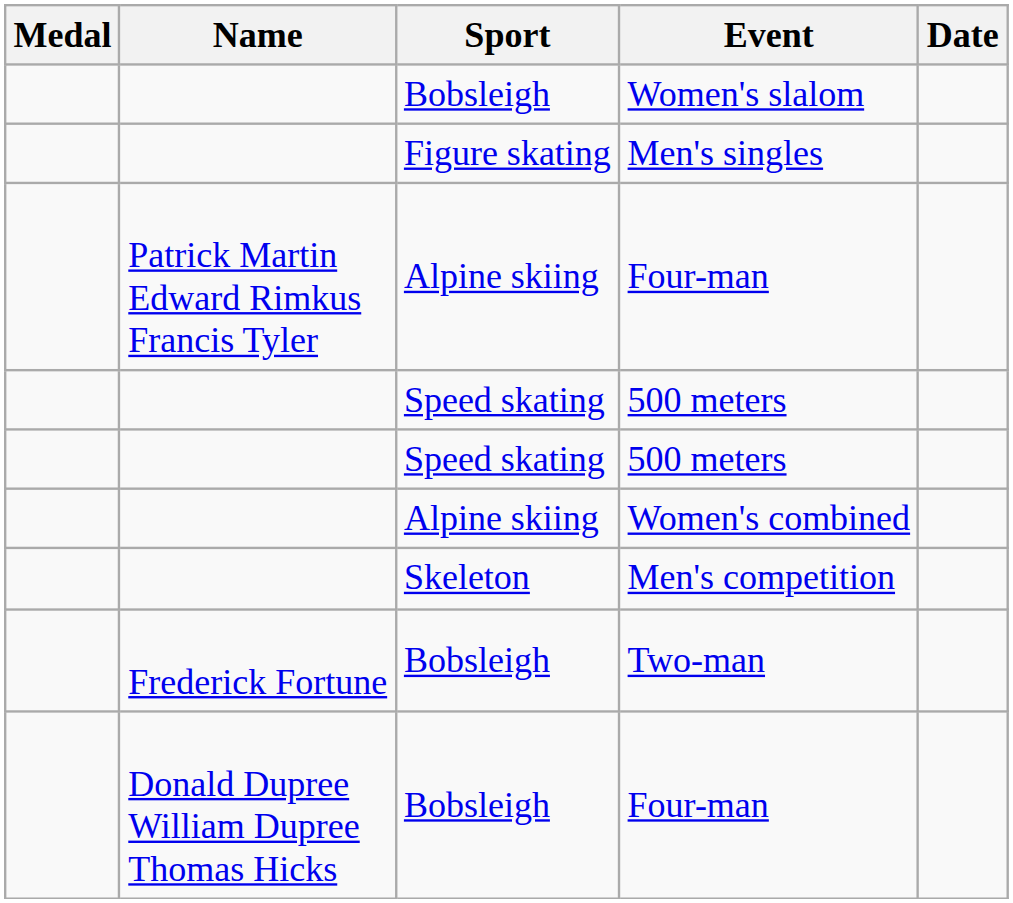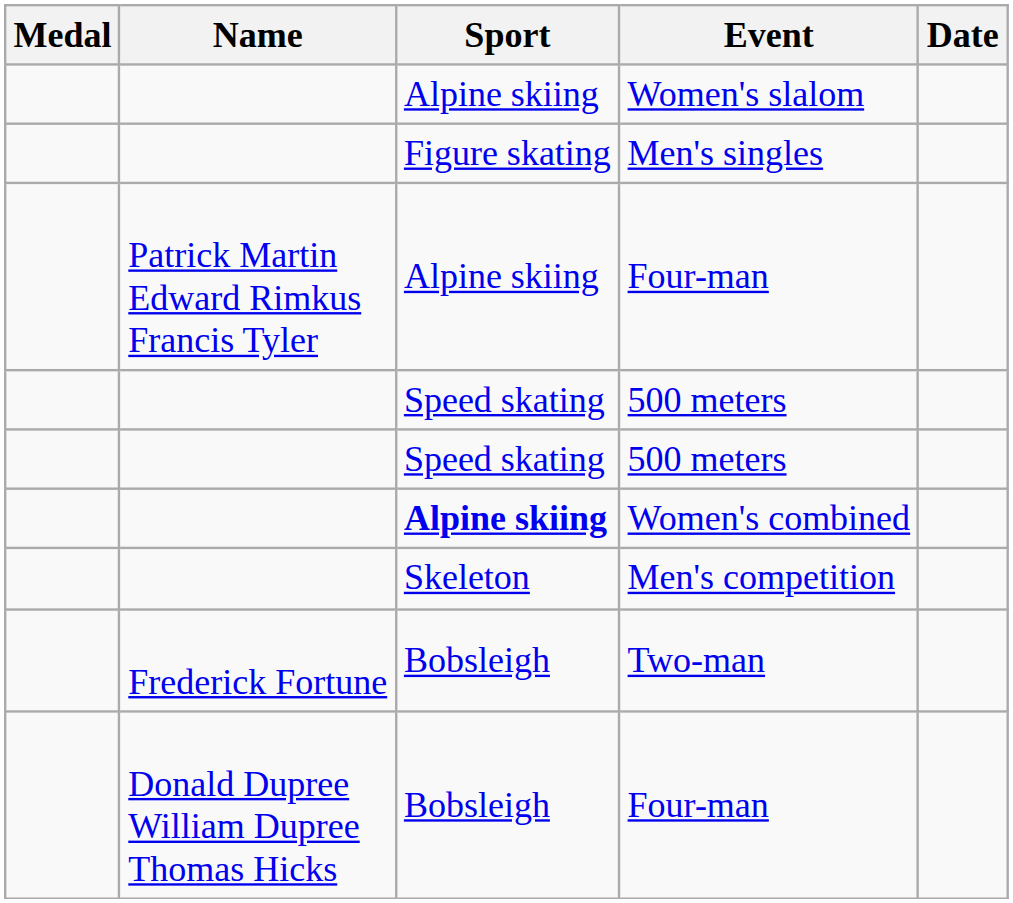(477, 93) Bobsleigh -> (501, 93) Alpine skiing
(501, 518) normal -> (505, 518) bold
